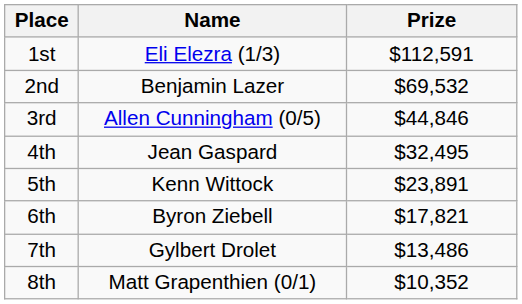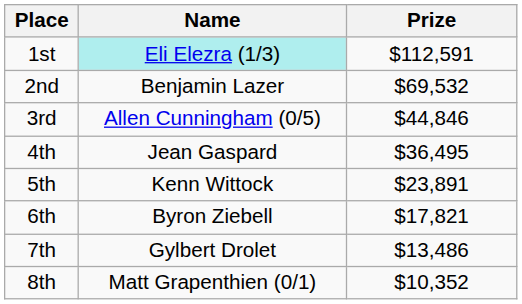(212, 53) no background -> (212, 53) paleturquoise background
(432, 151) $32,495 -> (432, 151) $36,495
